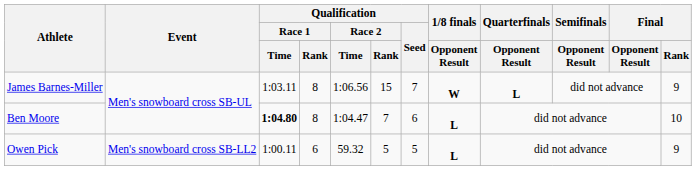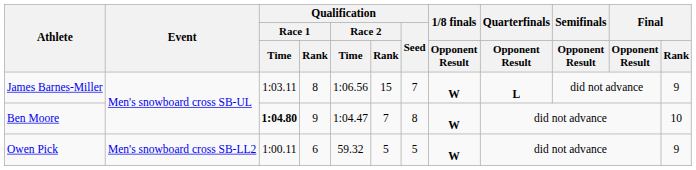(315, 118) 8 -> (315, 118) 9
(415, 118) 6 -> (415, 118) 8
(454, 125) L -> (454, 125) W
(454, 156) L -> (454, 156) W
